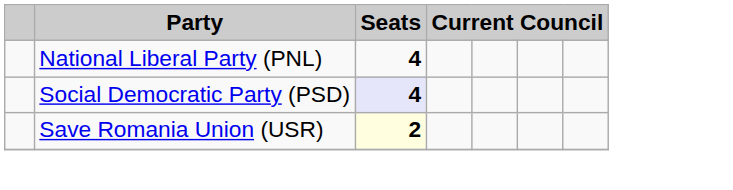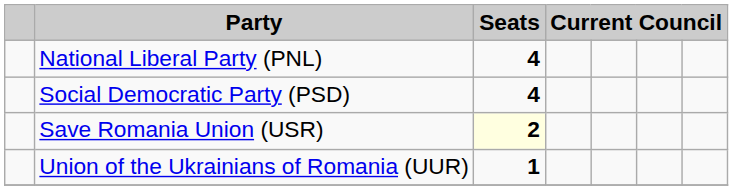(415, 94) lavender background -> (533, 94) no background
+ row: (254, 166)
